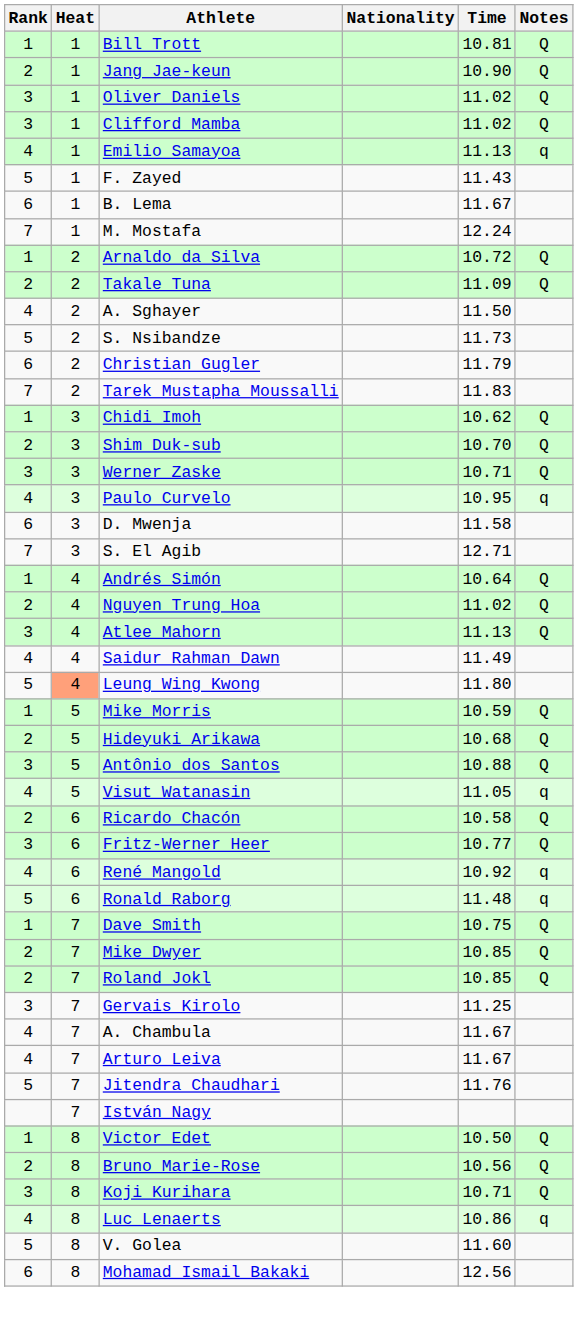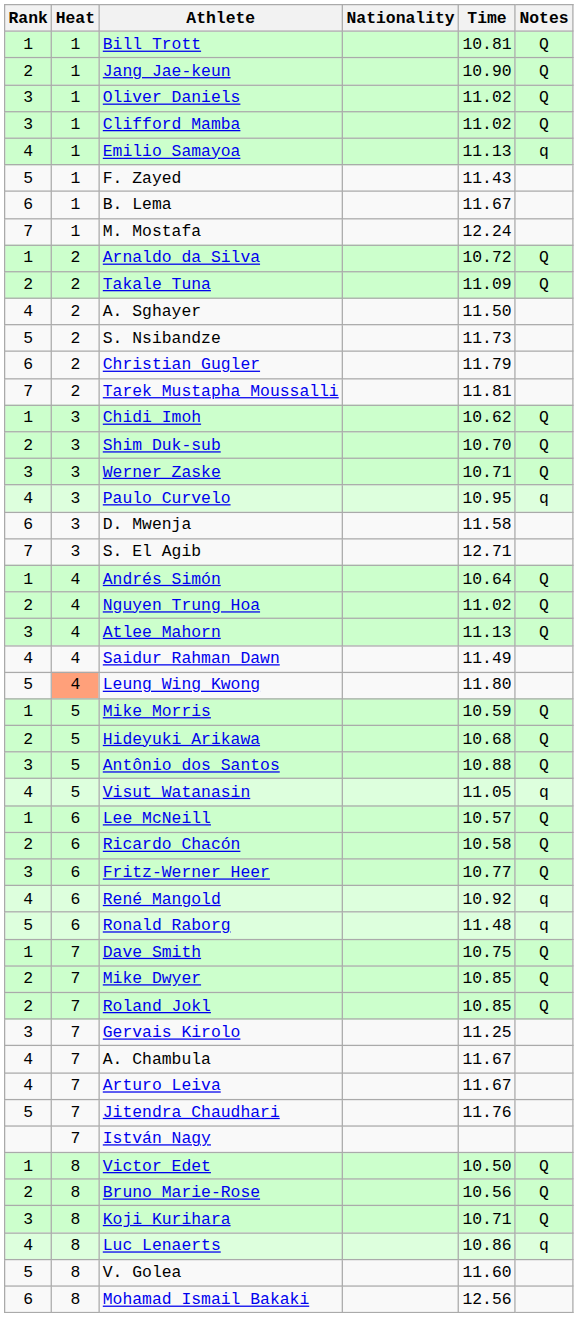(487, 392) 11.83 -> (487, 392) 11.81
+ row: (157, 819)
